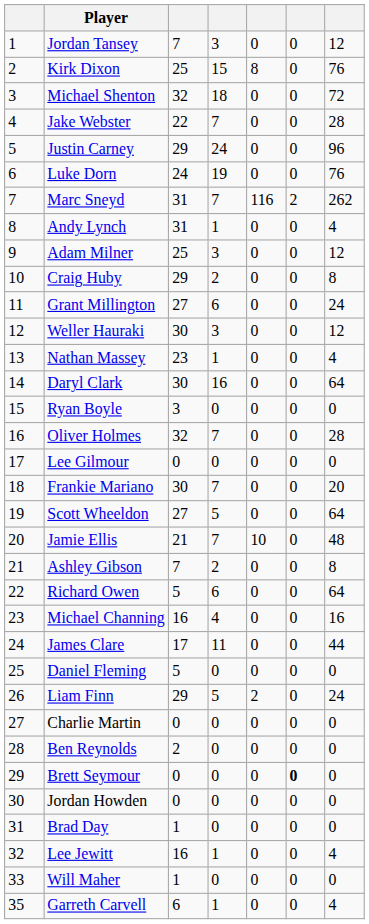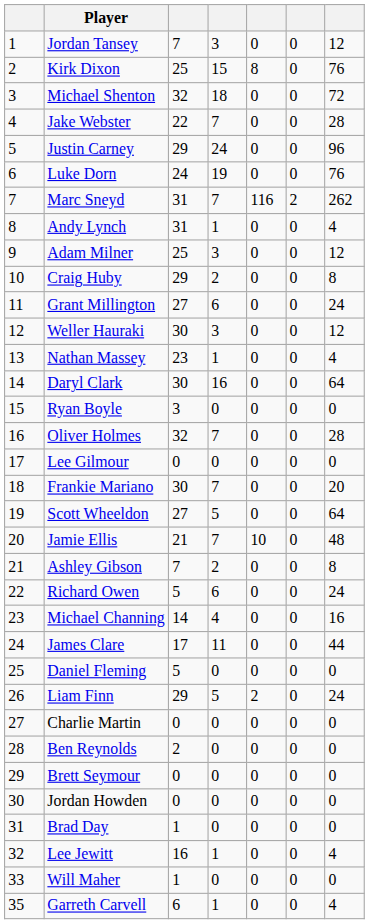(337, 592) 64 -> (337, 592) 24
(180, 618) 16 -> (180, 618) 14
(293, 775) bold -> (293, 775) normal
